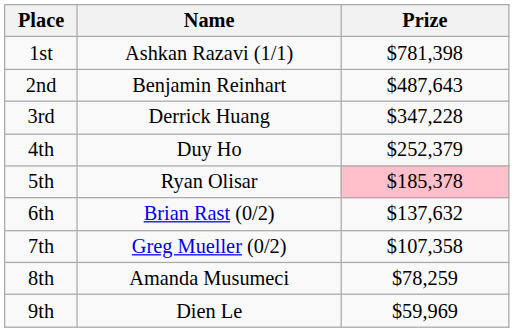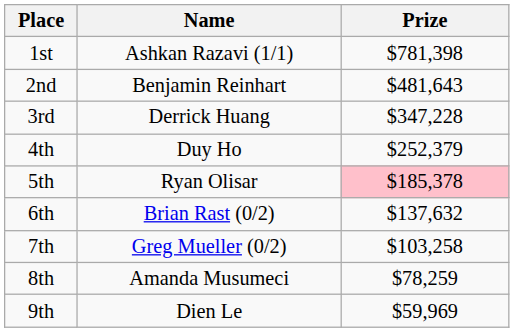(425, 85) $487,643 -> (425, 85) $481,643
(425, 246) $107,358 -> (425, 246) $103,258
